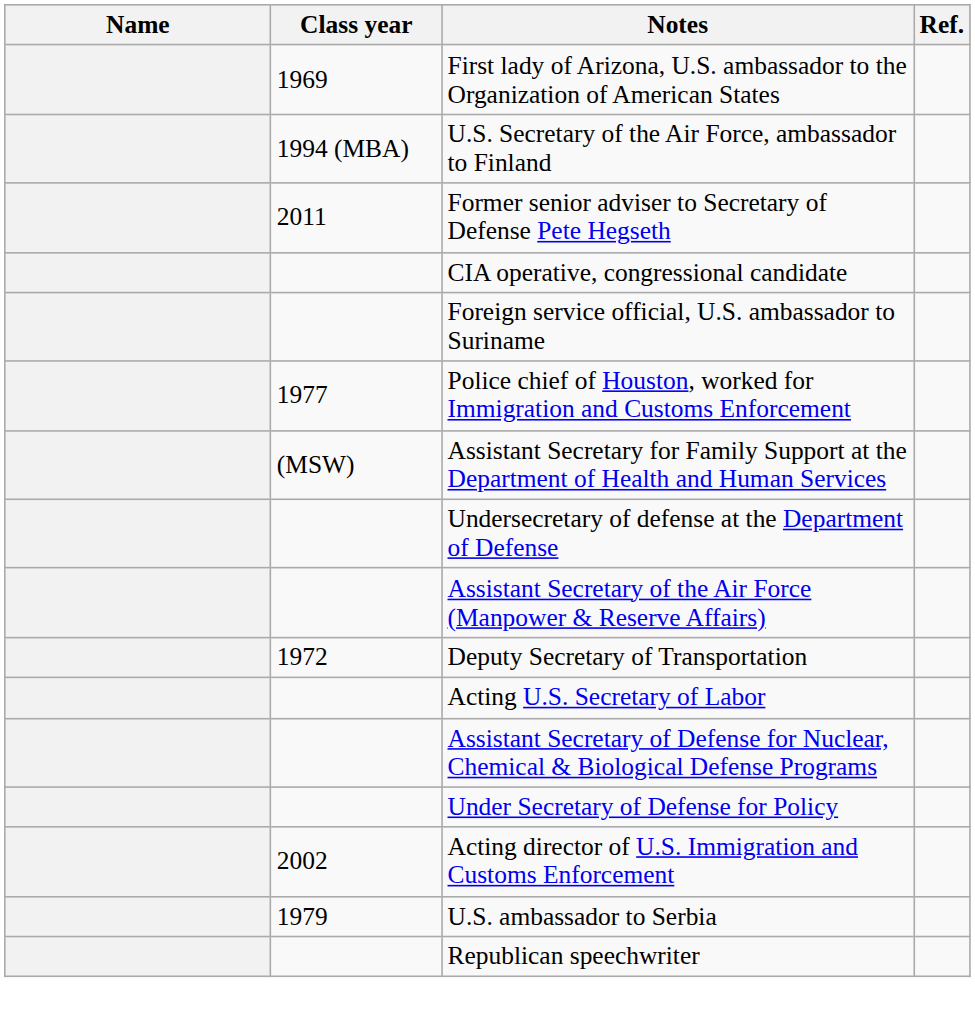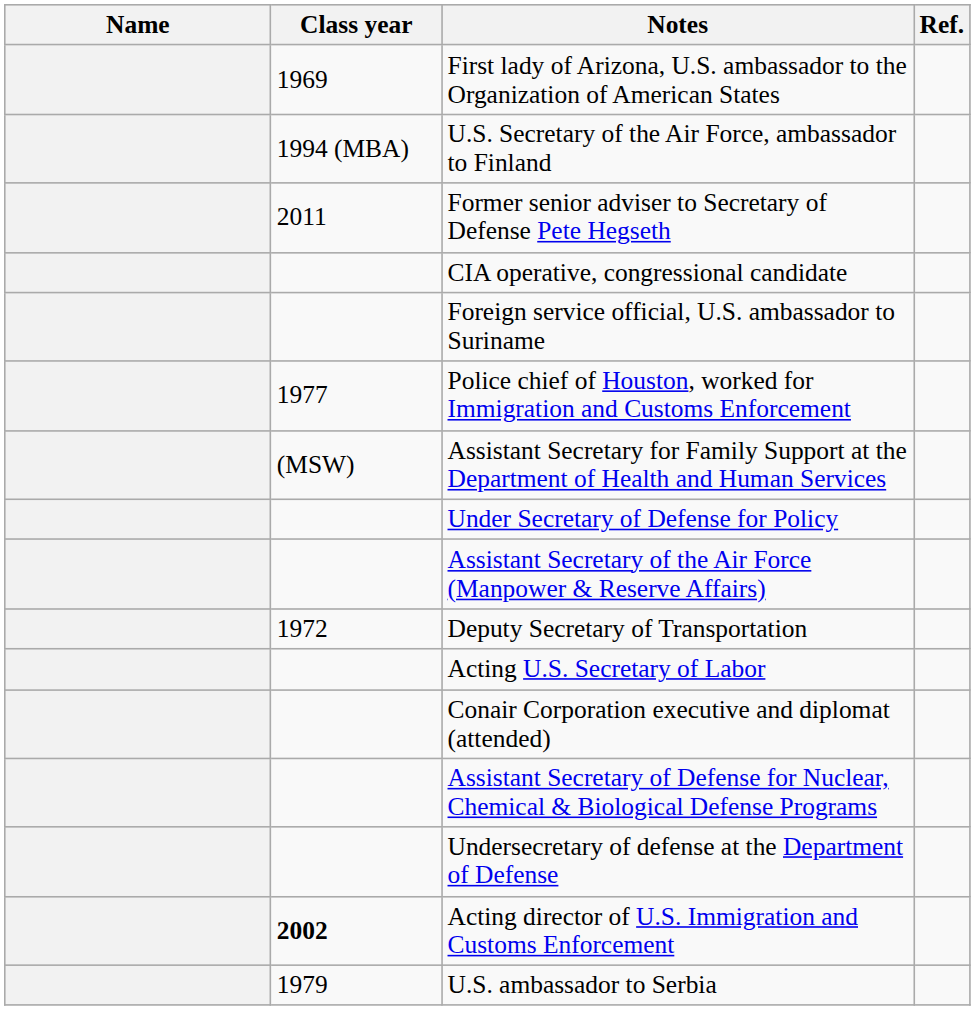rows swapped: (675, 533) <-> (643, 806)
+ row: (669, 723)
(302, 861) normal -> (302, 930) bold
- row: (574, 956)
